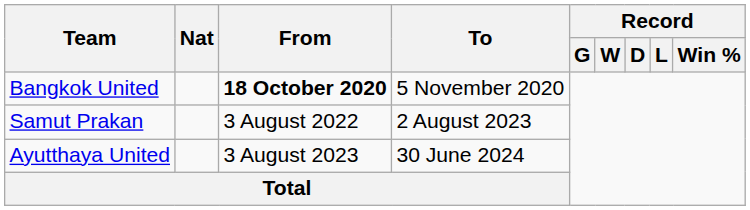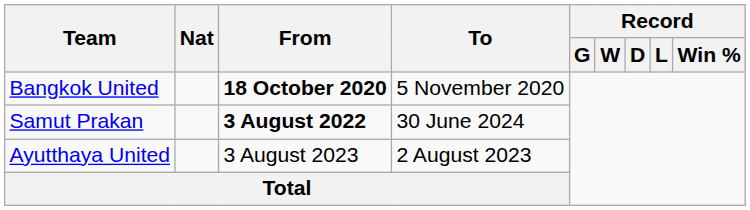(291, 121) normal -> (295, 121) bold
(464, 121) 2 August 2023 -> (460, 121) 30 June 2024
(460, 155) 30 June 2024 -> (464, 155) 2 August 2023
